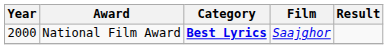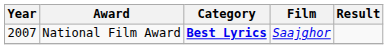(22, 34) 2000 -> (22, 34) 2007
